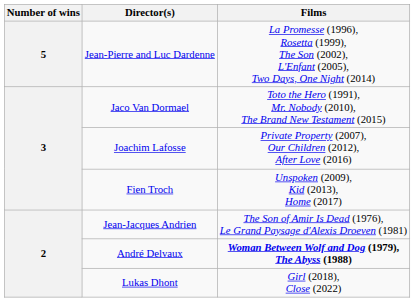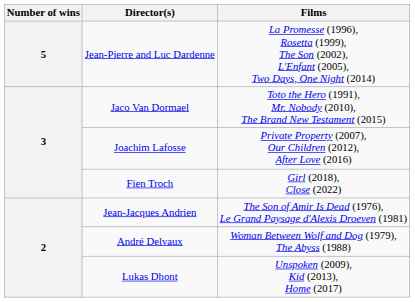(313, 189) Unspoken (2009), Kid (2013), Home (2017) -> (313, 183) Girl (2018), Close (2022)
(313, 253) bold -> (313, 241) normal
(313, 282) Girl (2018), Close (2022) -> (313, 276) Unspoken (2009), Kid (2013), Home (2017)
